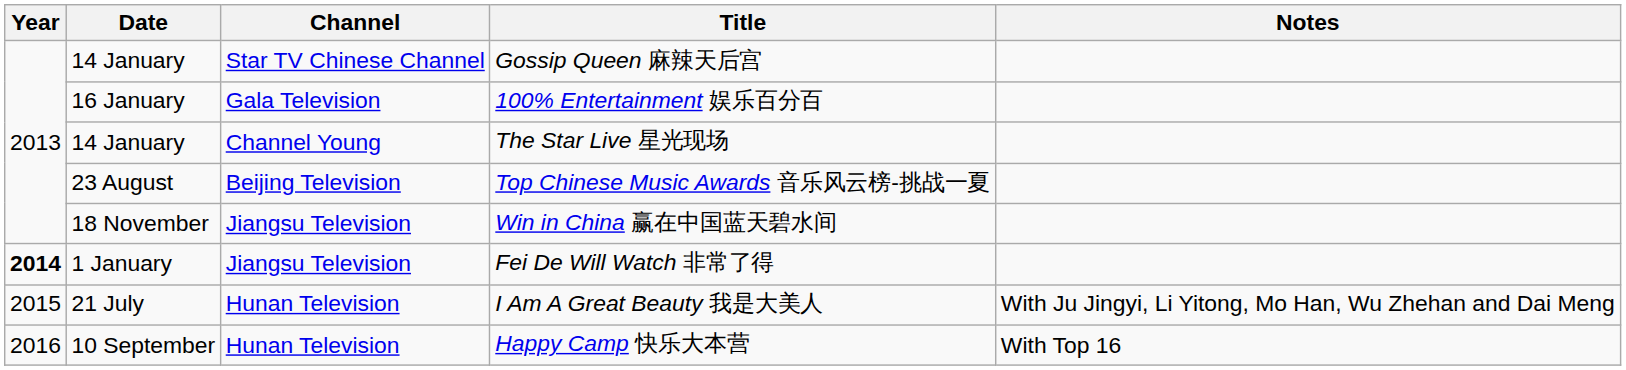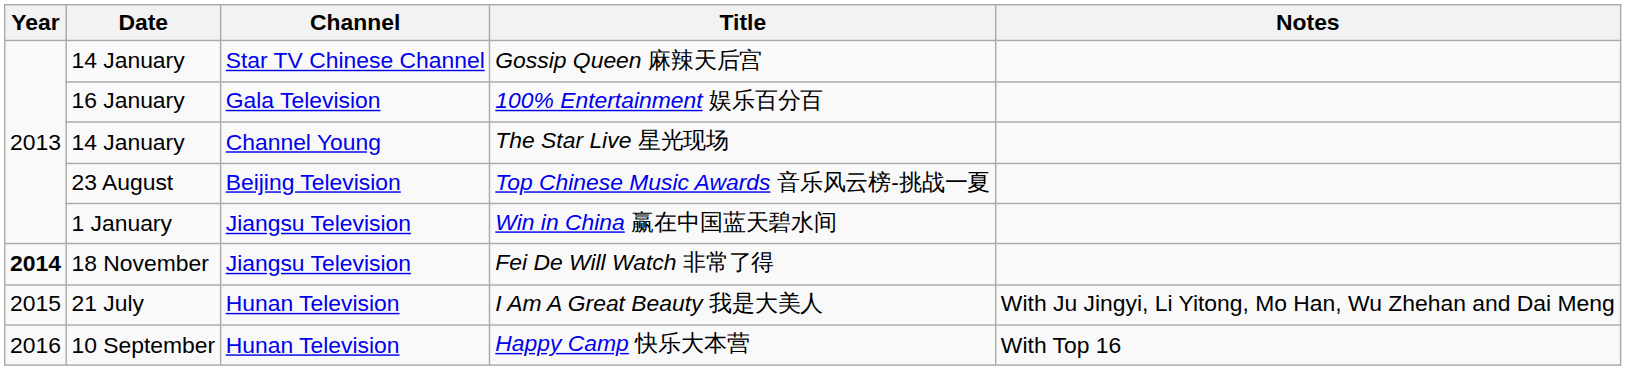(140, 223) 18 November -> (122, 223) 1 January
(122, 263) 1 January -> (140, 263) 18 November
